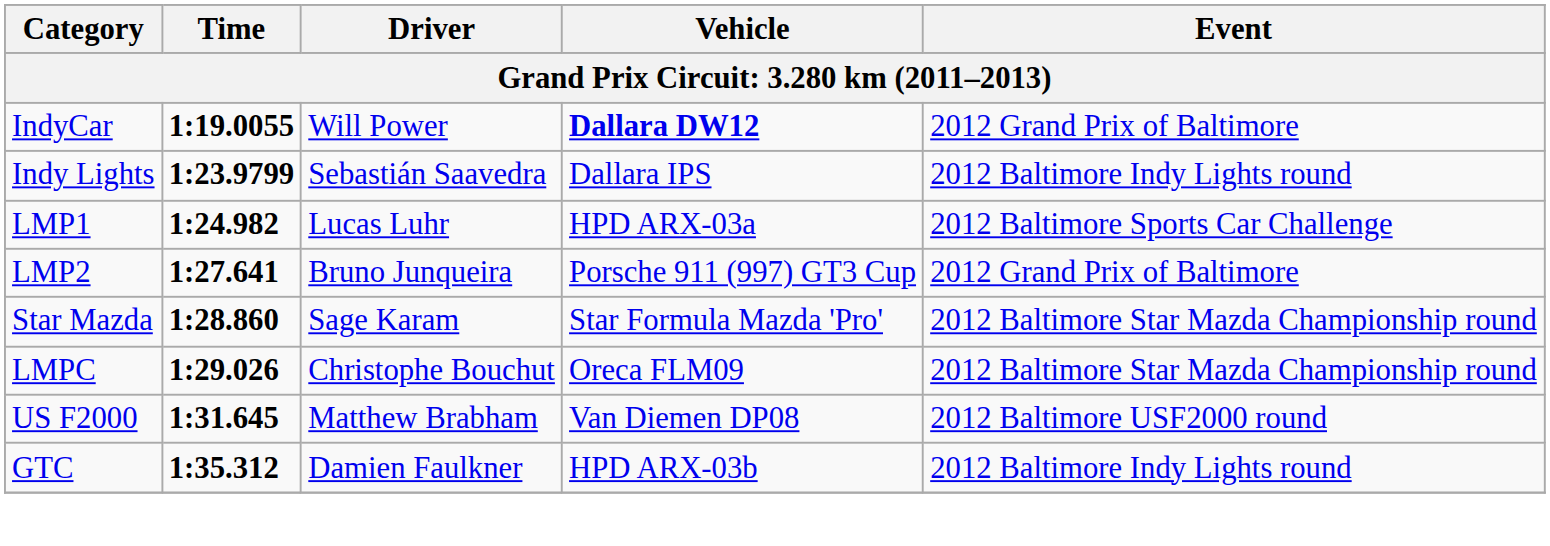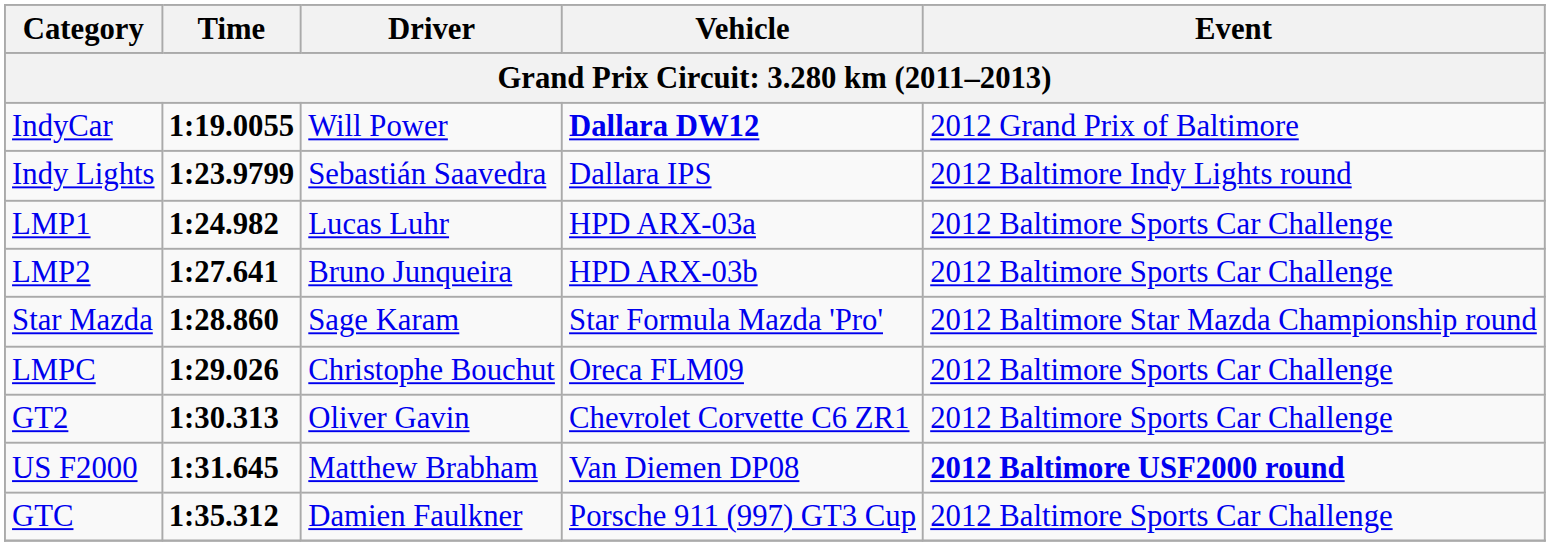(743, 272) Porsche 911 (997) GT3 Cup -> (663, 272) HPD ARX-03b
(1114, 272) 2012 Grand Prix of Baltimore -> (1161, 272) 2012 Baltimore Sports Car Challenge
(1234, 369) 2012 Baltimore Star Mazda Championship round -> (1161, 369) 2012 Baltimore Sports Car Challenge
+ row: (40, 418)
(1129, 418) normal -> (1137, 467) bold
(663, 467) HPD ARX-03b -> (743, 516) Porsche 911 (997) GT3 Cup
(1141, 467) 2012 Baltimore Indy Lights round -> (1161, 516) 2012 Baltimore Sports Car Challenge
